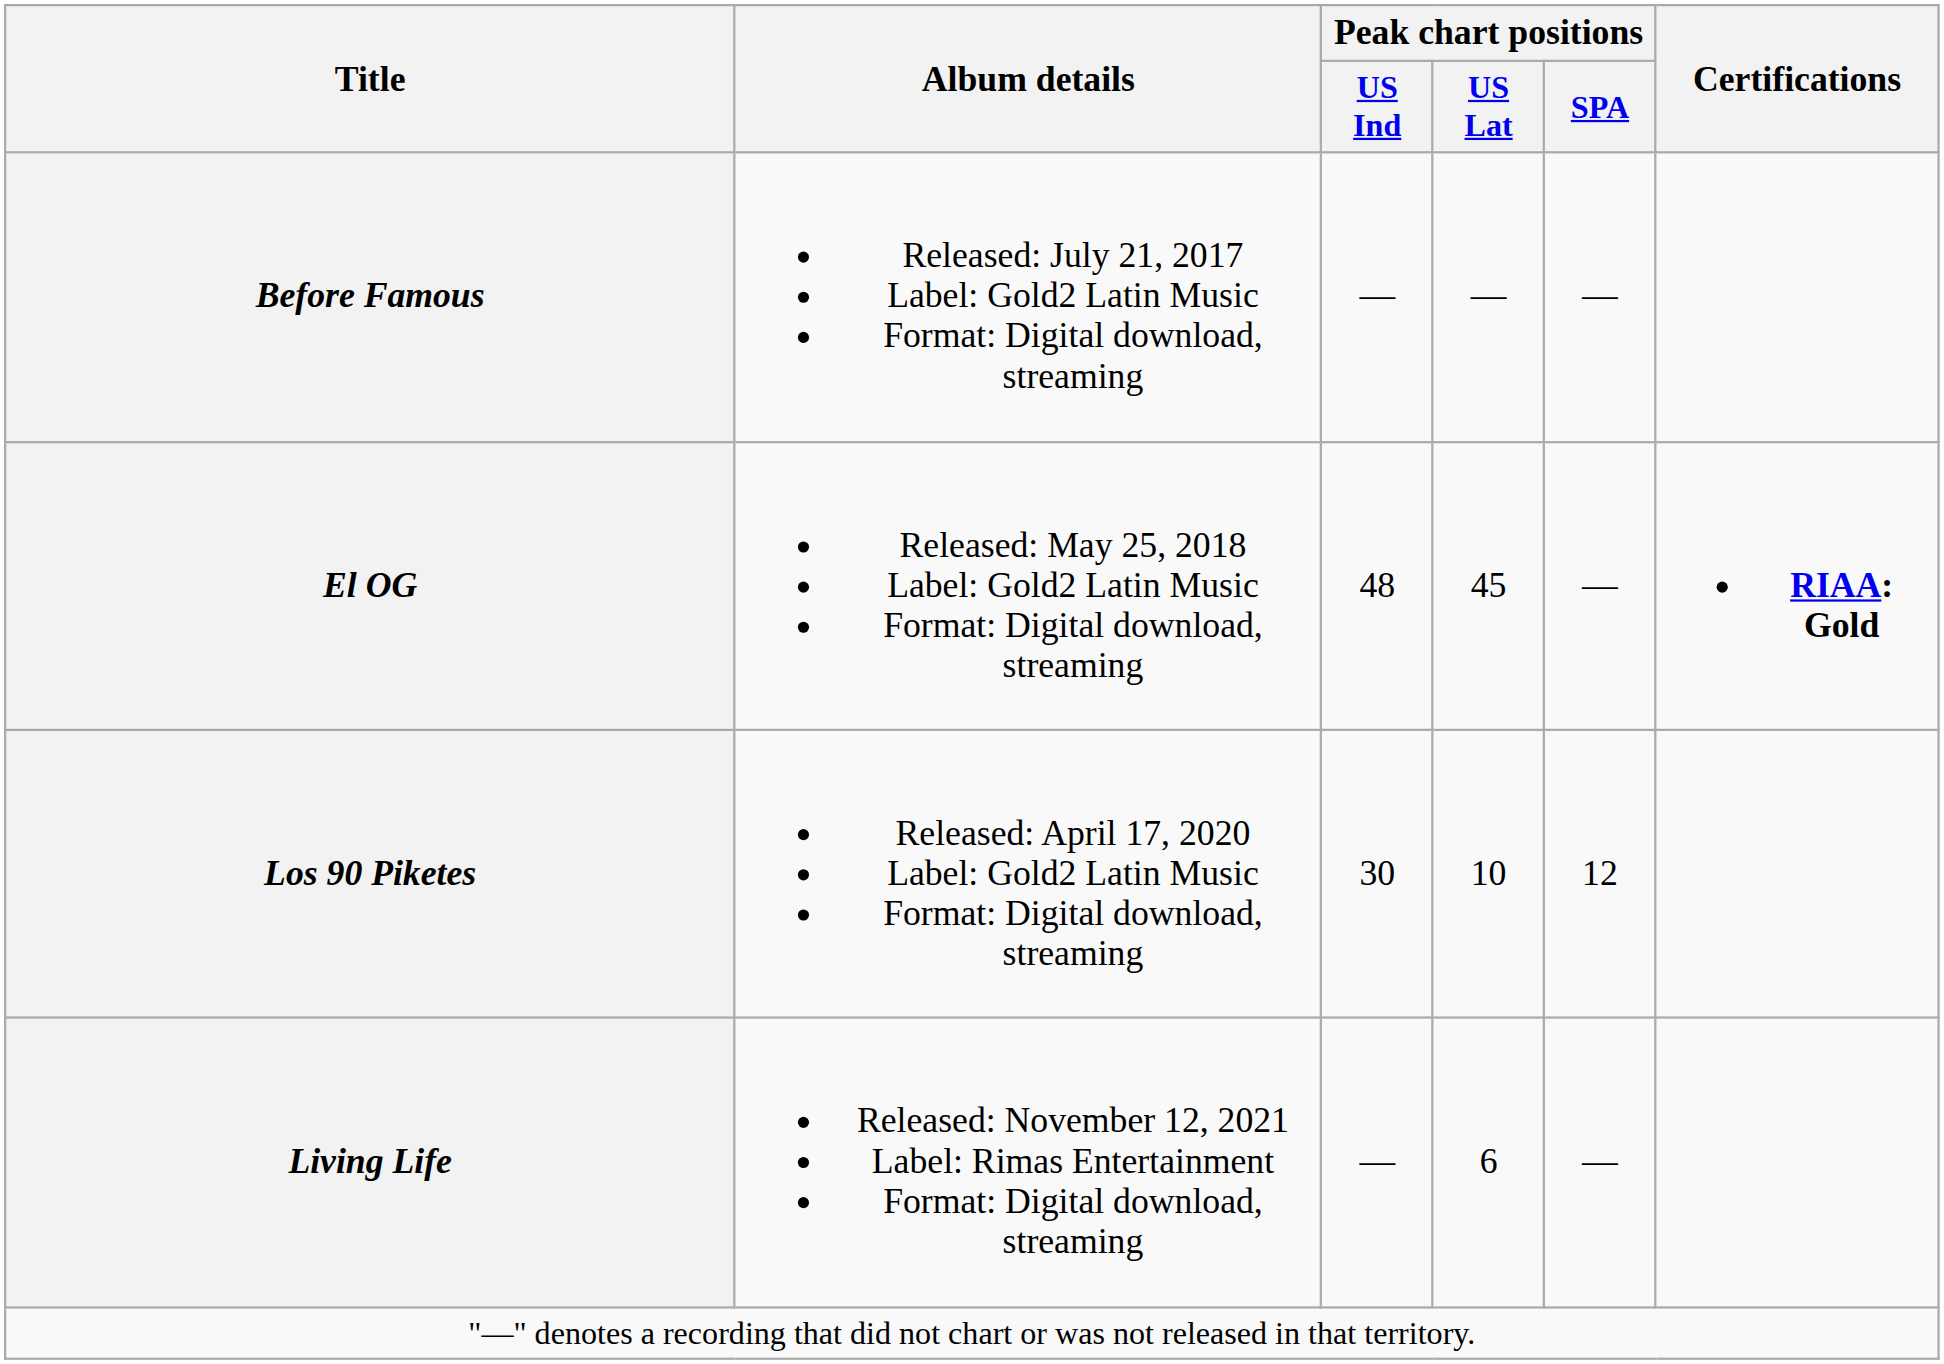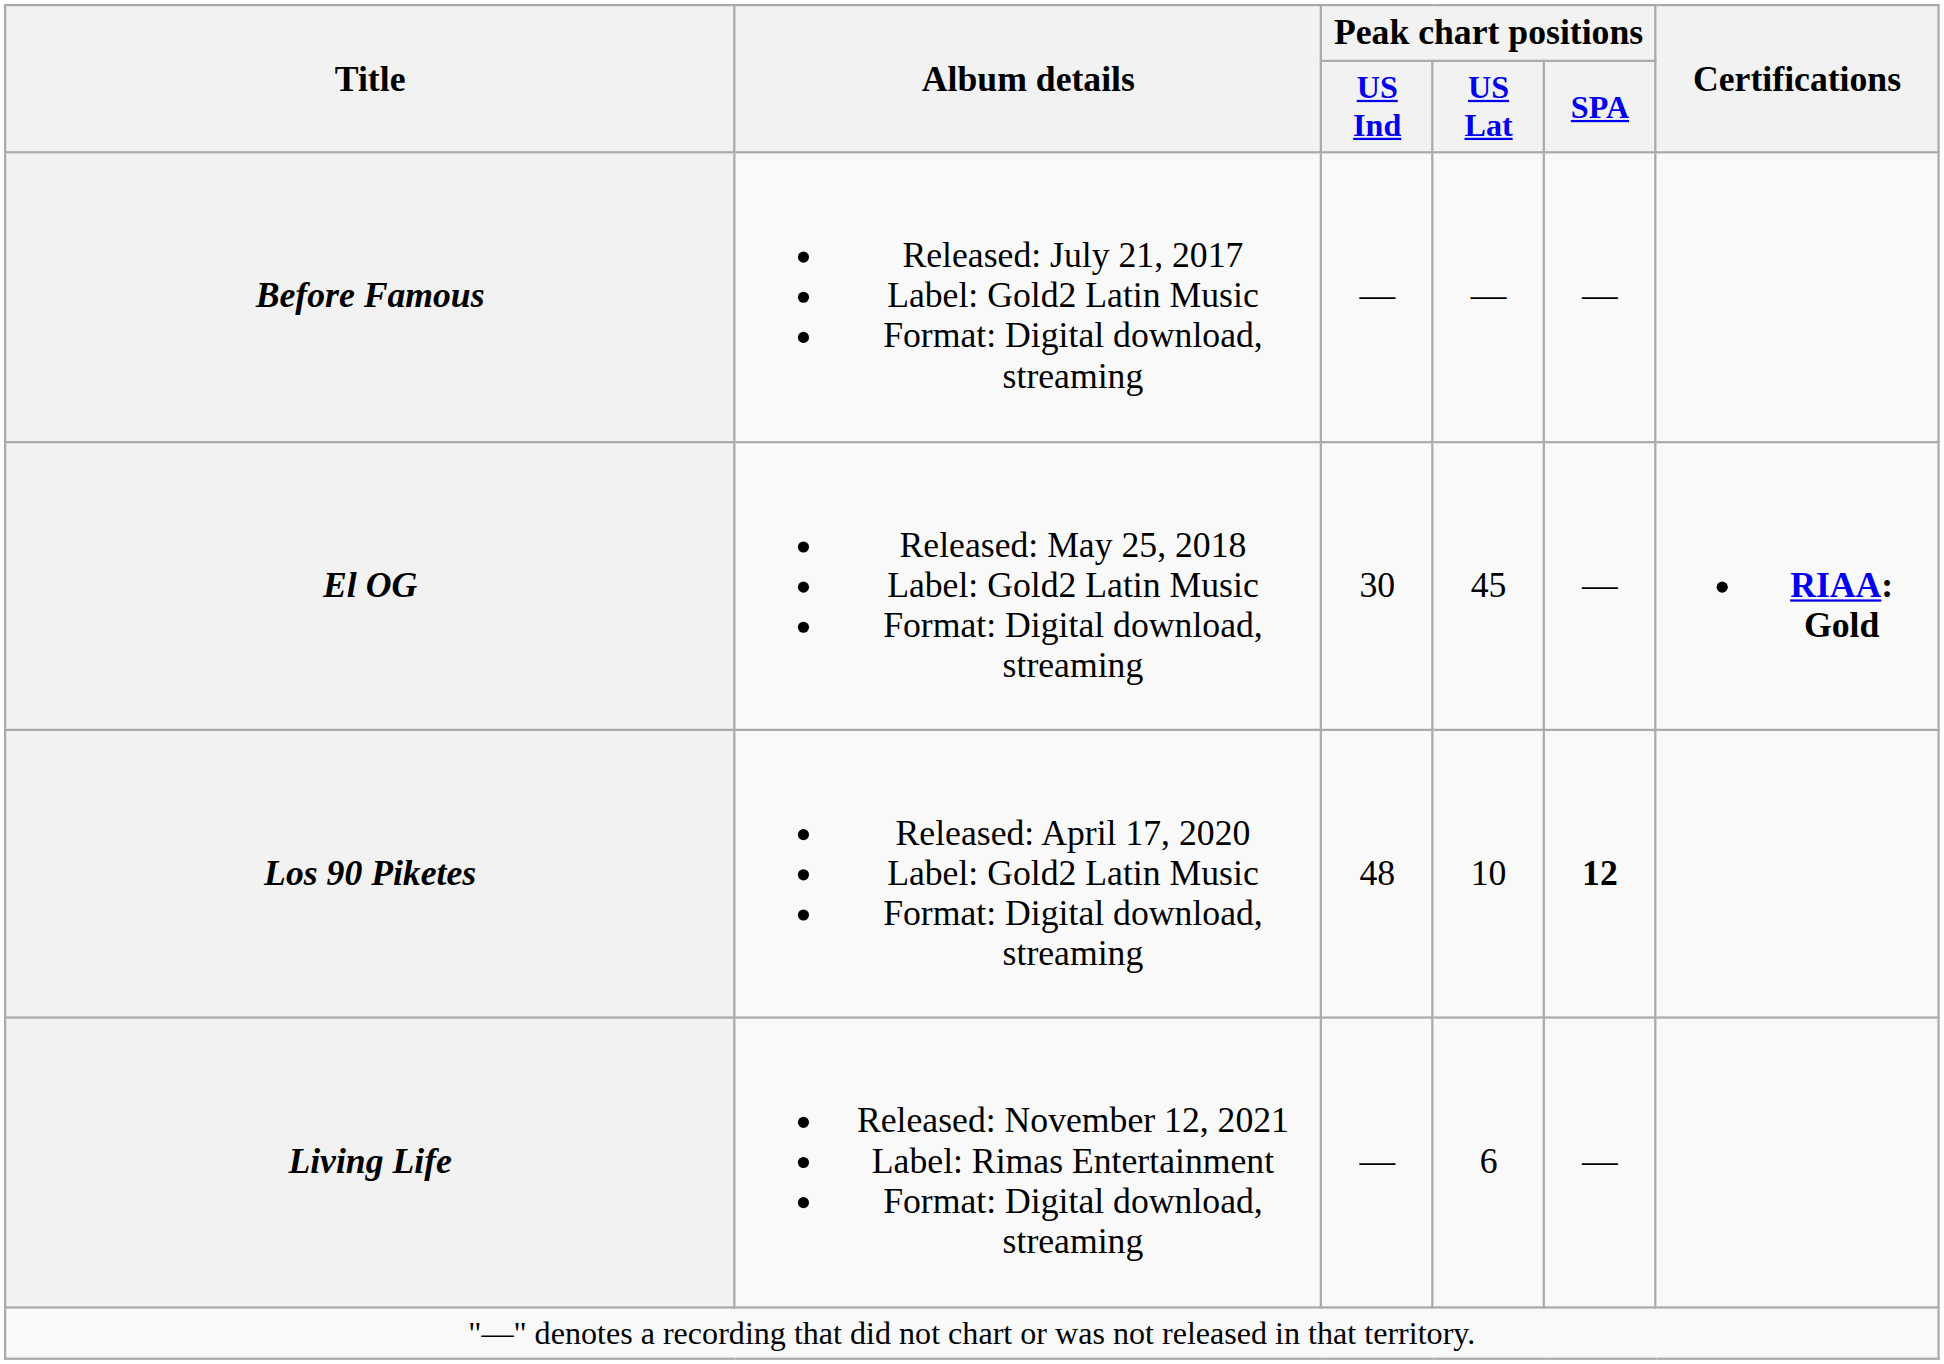(1377, 584) 48 -> (1377, 584) 30
(1377, 873) 30 -> (1377, 873) 48
(1600, 873) normal -> (1600, 873) bold
